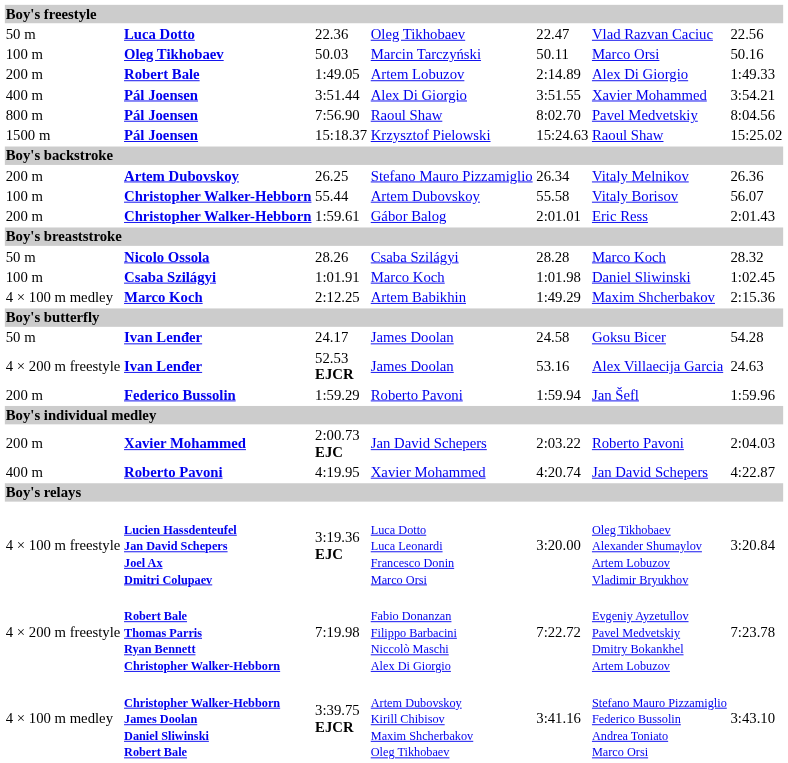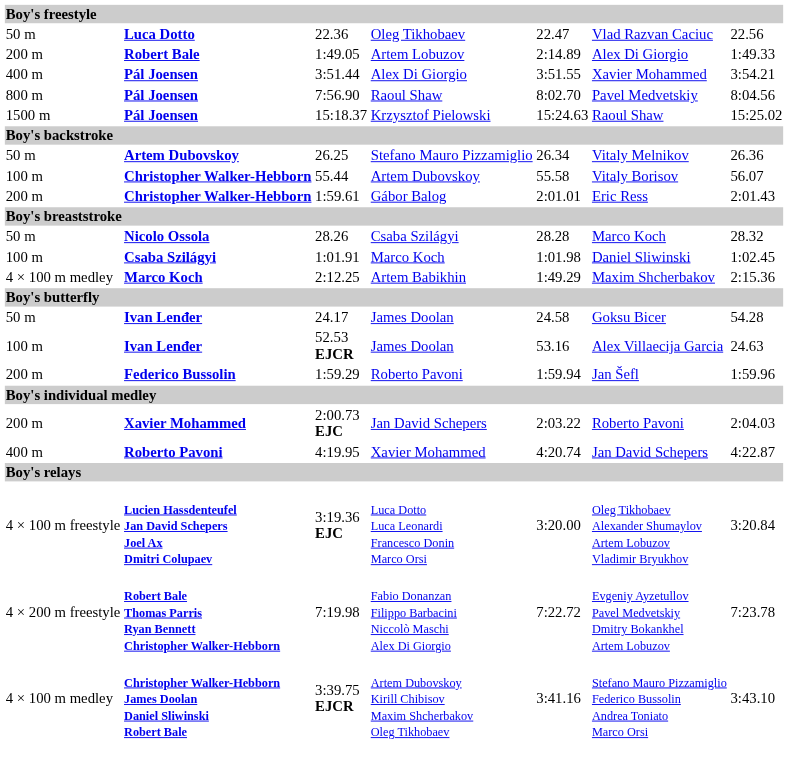- row: (332, 54)
(24, 176) 200 m -> (21, 155) 50 m
(63, 366) 4 × 200 m freestyle -> (24, 346) 100 m
